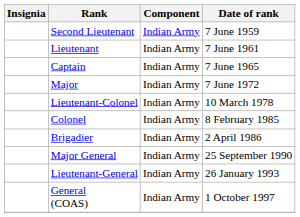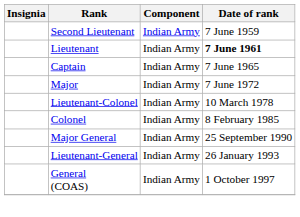(232, 48) normal -> (233, 48) bold
- row: (72, 137)
